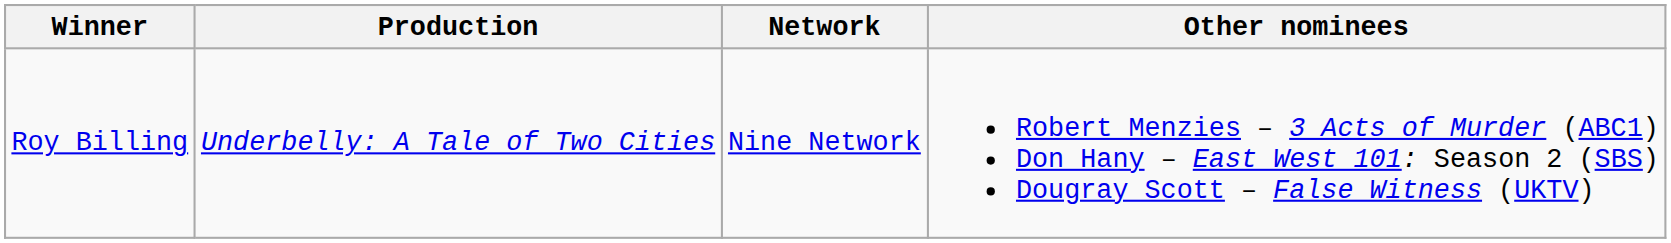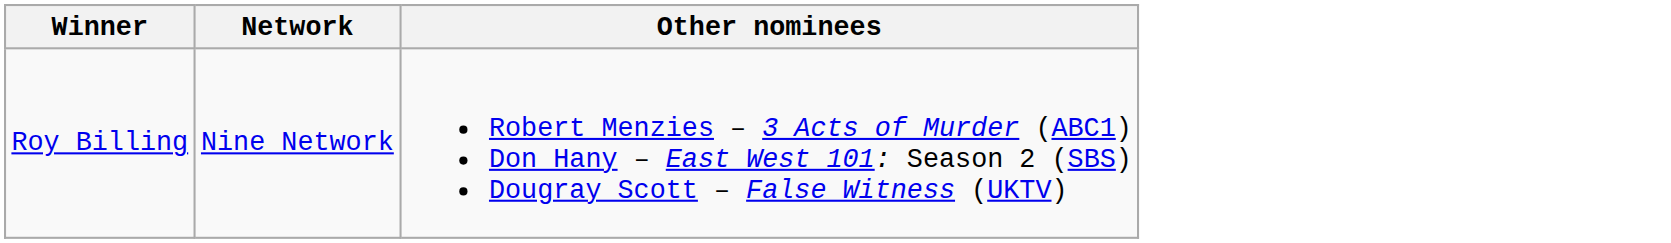- column: (458, 27)
